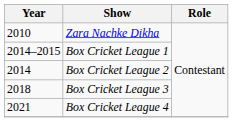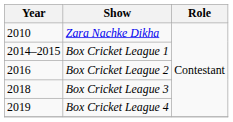(19, 70) 2014 -> (19, 70) 2016
(19, 107) 2021 -> (19, 107) 2019
